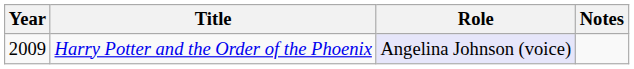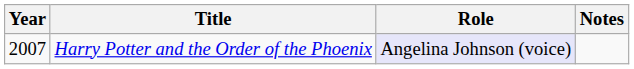(27, 48) 2009 -> (27, 48) 2007
